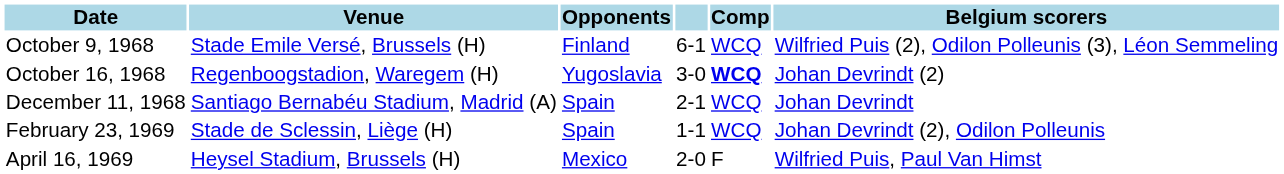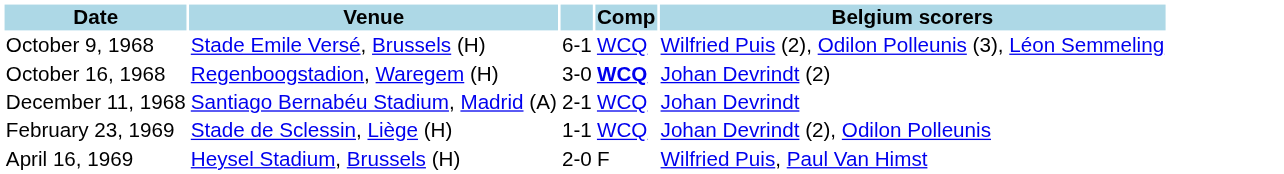- column: (616, 17)
